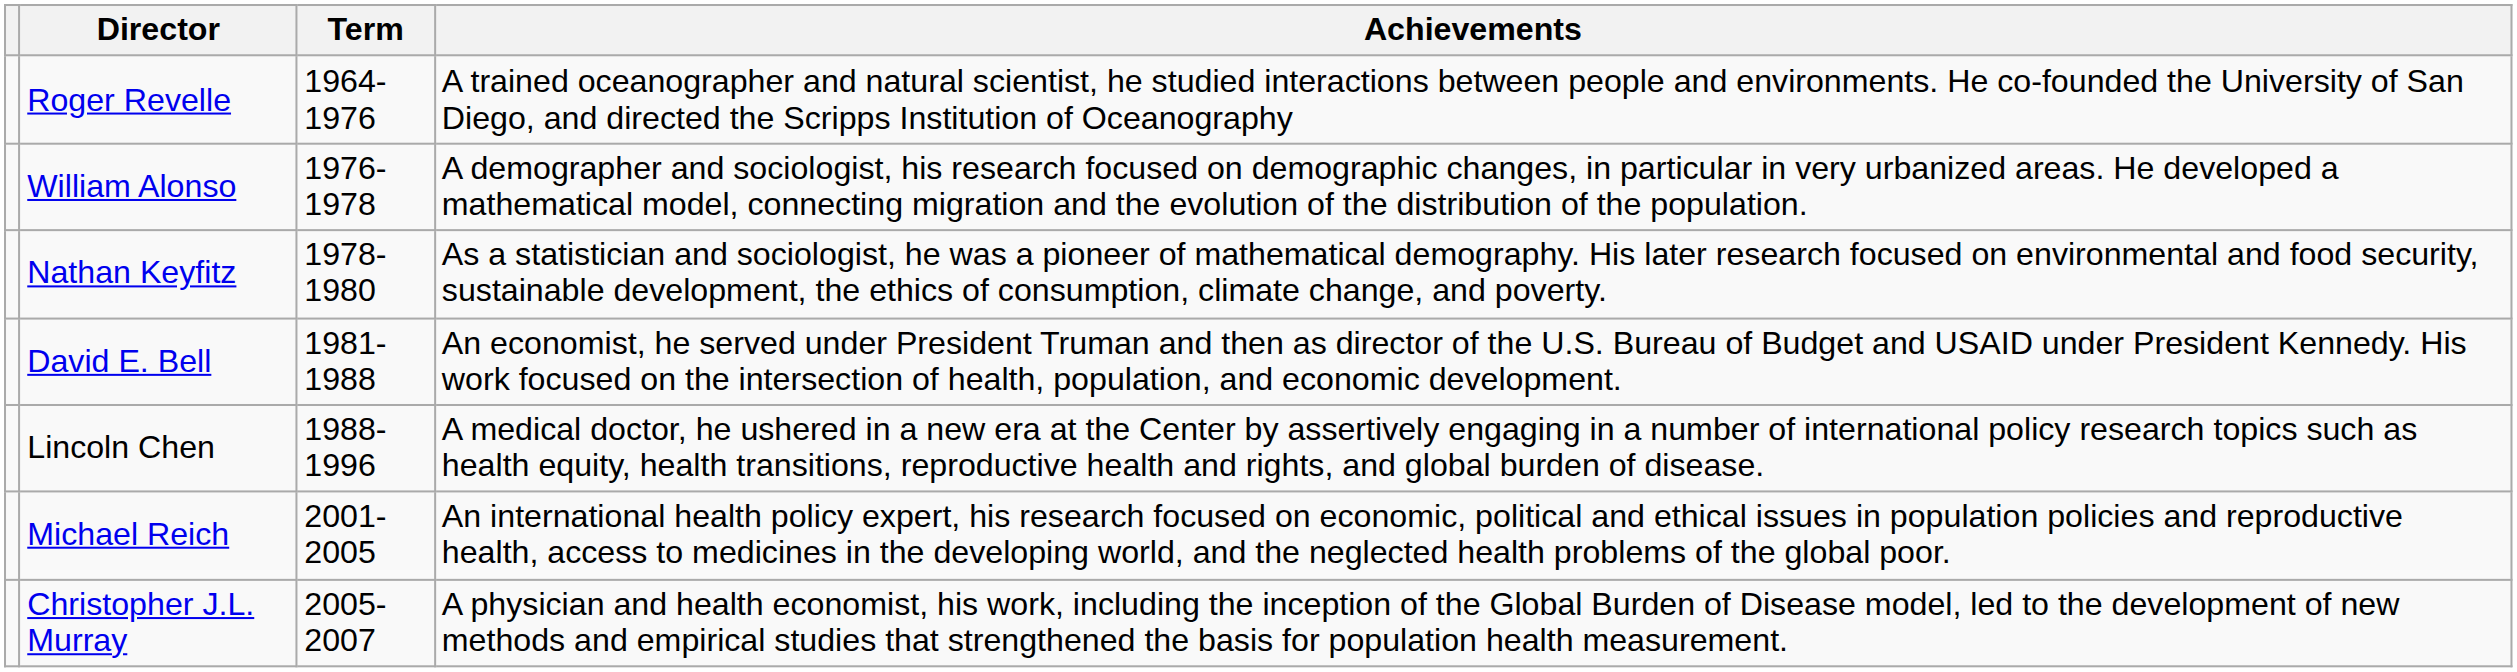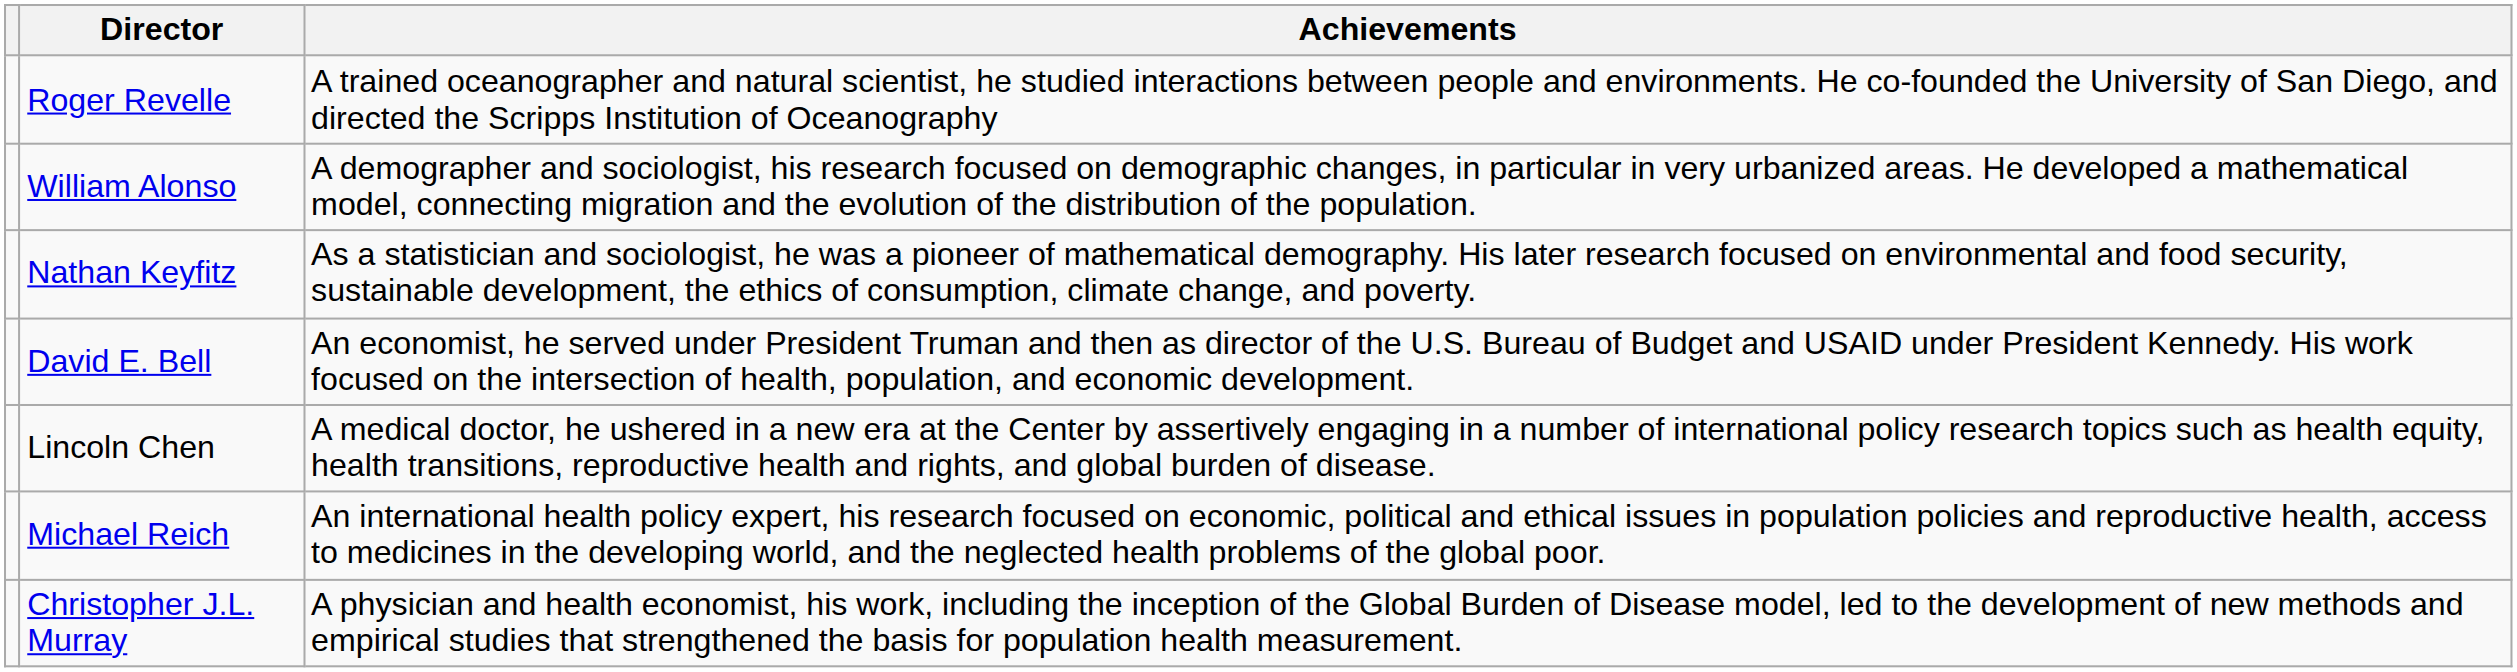- column: (366, 30)
